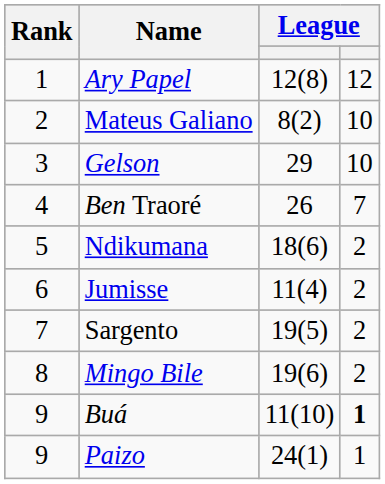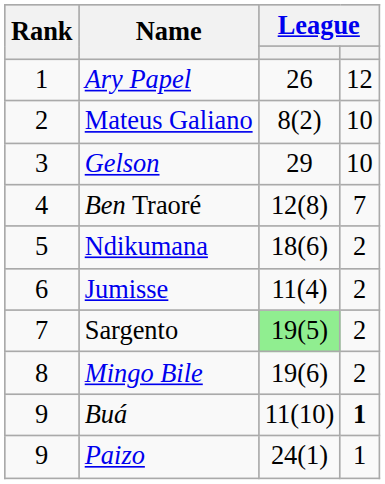(299, 79) 12(8) -> (299, 79) 26
(299, 205) 26 -> (299, 205) 12(8)
(299, 330) no background -> (299, 330) lightgreen background
